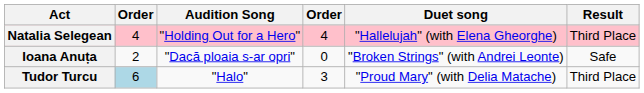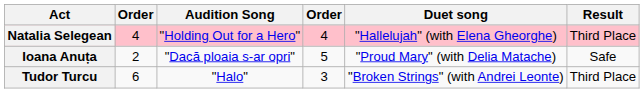(324, 56) 0 -> (324, 56) 5
(456, 56) "Broken Strings" (with Andrei Leonte) -> (456, 56) "Proud Mary" (with Delia Matache)
(136, 77) lightblue background -> (136, 77) no background
(456, 77) "Proud Mary" (with Delia Matache) -> (456, 77) "Broken Strings" (with Andrei Leonte)
